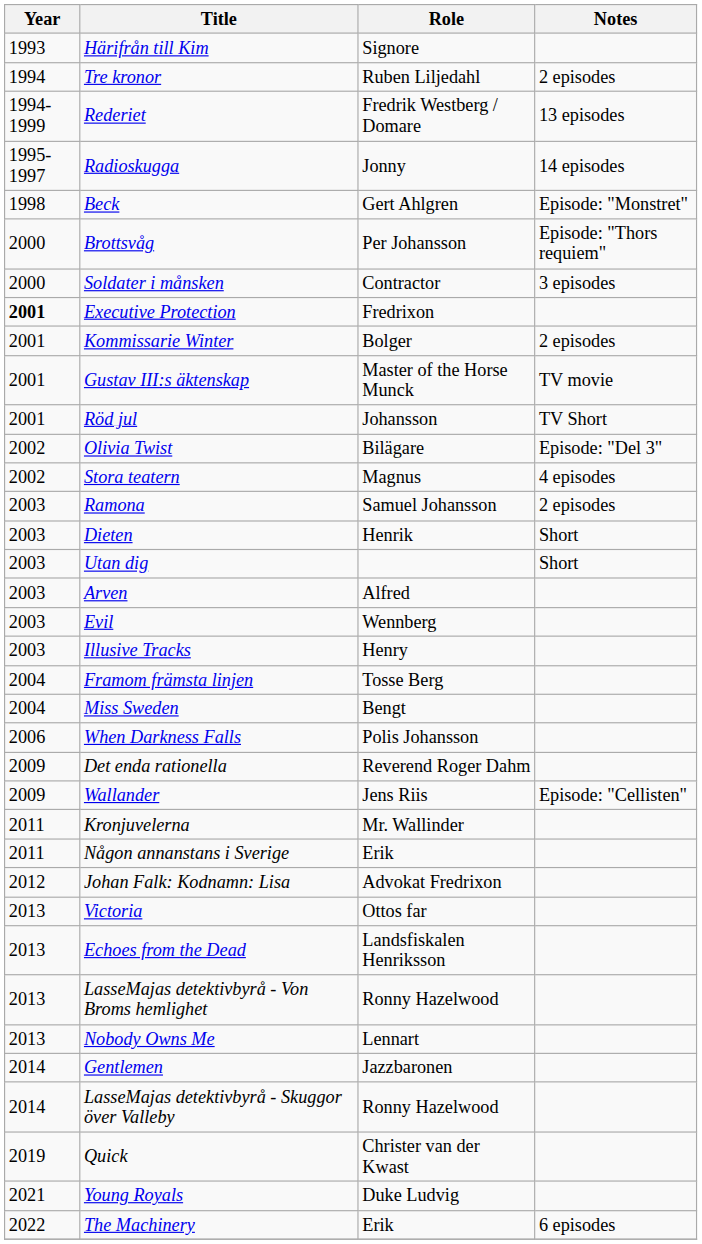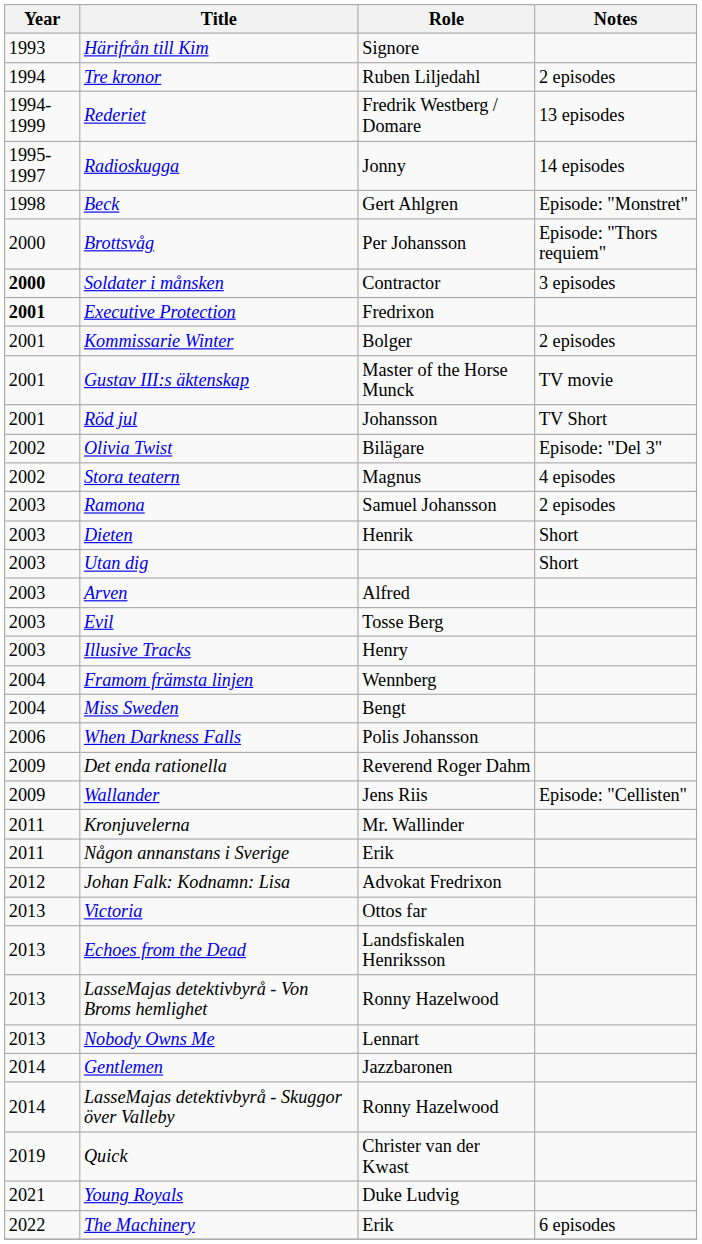(27, 283) normal -> (27, 283) bold
(399, 621) Wennberg -> (403, 621) Tosse Berg
(403, 679) Tosse Berg -> (399, 679) Wennberg
